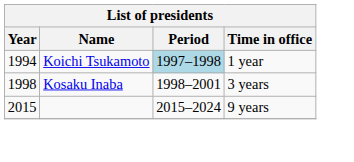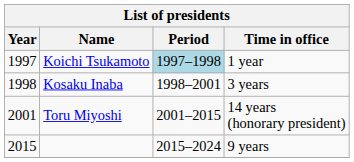(22, 61) 1994 -> (22, 61) 1997
+ row: (83, 115)
